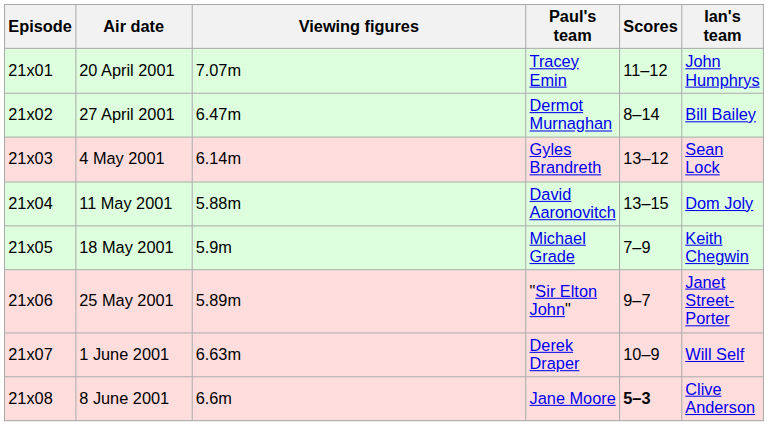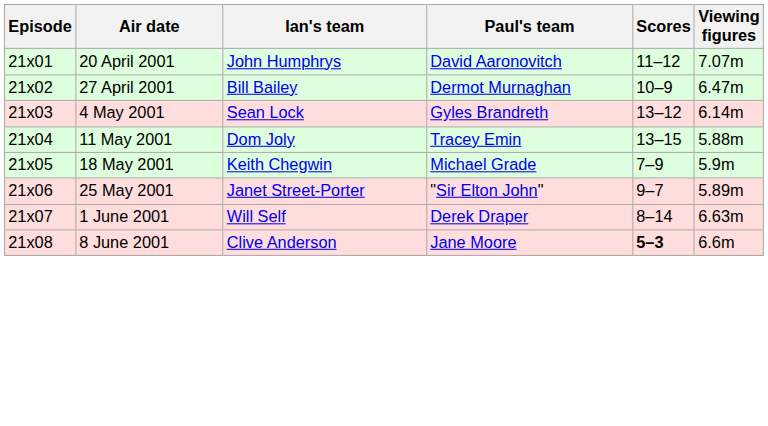columns swapped: (722, 26) <-> (359, 26)
(554, 70) Tracey Emin -> (496, 61) David Aaronovitch
(641, 115) 8–14 -> (654, 87) 10–9
(573, 203) David Aaronovitch -> (476, 139) Tracey Emin
(641, 354) 10–9 -> (654, 216) 8–14
